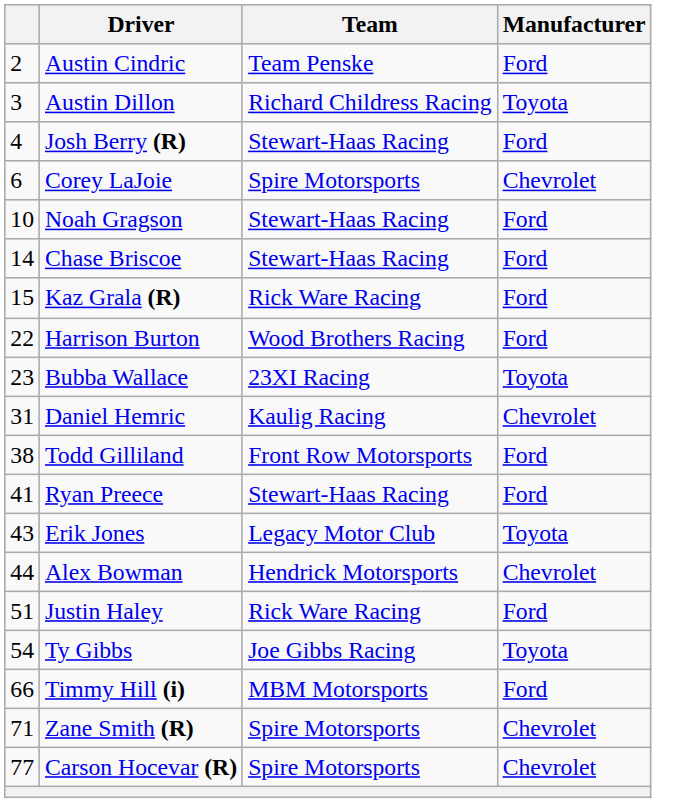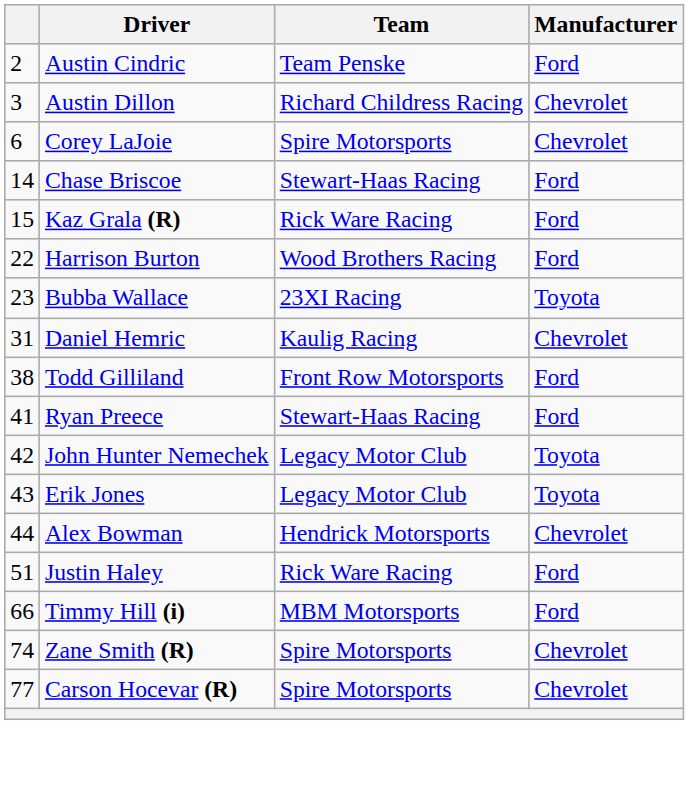(535, 102) Toyota -> (581, 102) Chevrolet
- row: (115, 141)
- row: (114, 219)
+ row: (157, 454)
- row: (89, 649)
(22, 727) 71 -> (22, 649) 74
